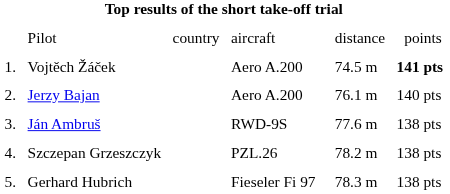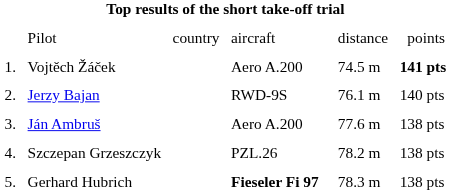(267, 95) Aero A.200 -> (259, 95) RWD-9S
(259, 124) RWD-9S -> (267, 124) Aero A.200
(277, 182) normal -> (279, 182) bold
